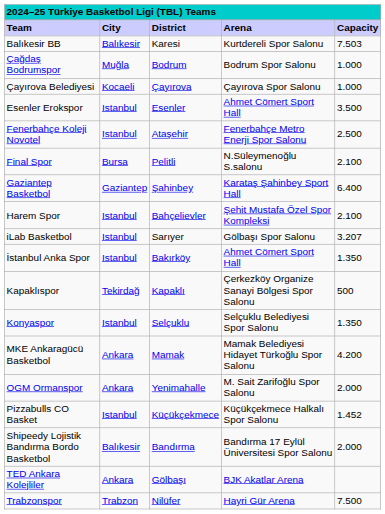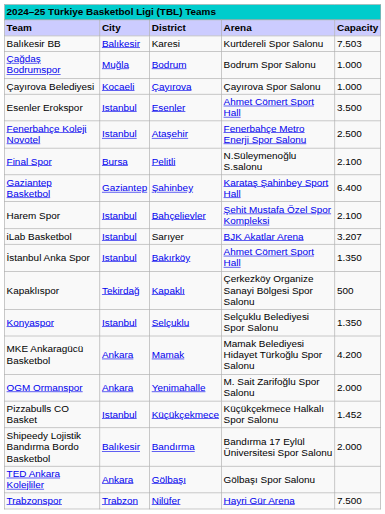(269, 236) Gölbaşı Spor Salonu -> (264, 236) BJK Akatlar Arena
(264, 479) BJK Akatlar Arena -> (269, 479) Gölbaşı Spor Salonu
